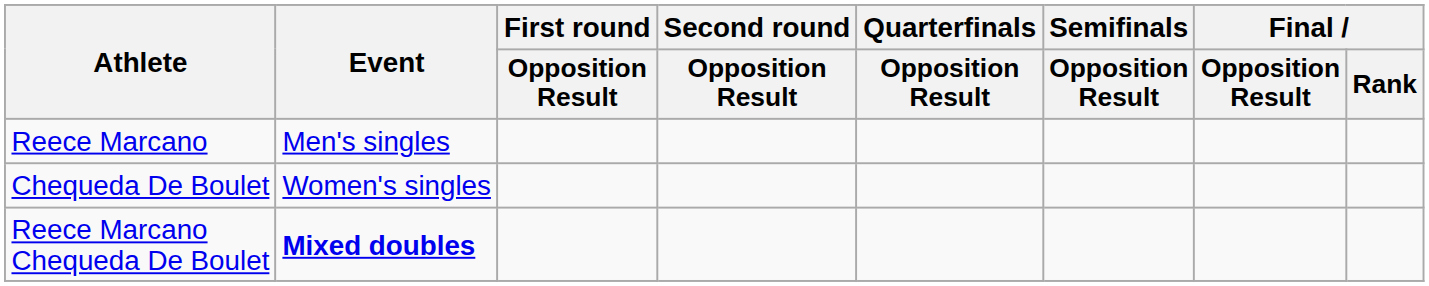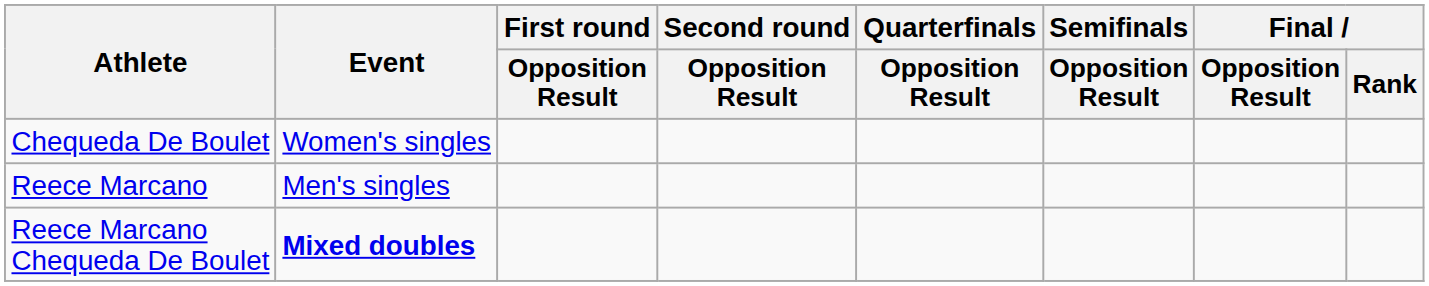rows swapped: (110, 142) <-> (140, 186)
